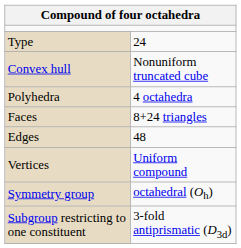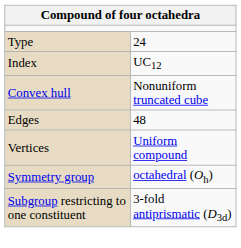+ row: (22, 63)
- row: (34, 96)
- row: (22, 116)
